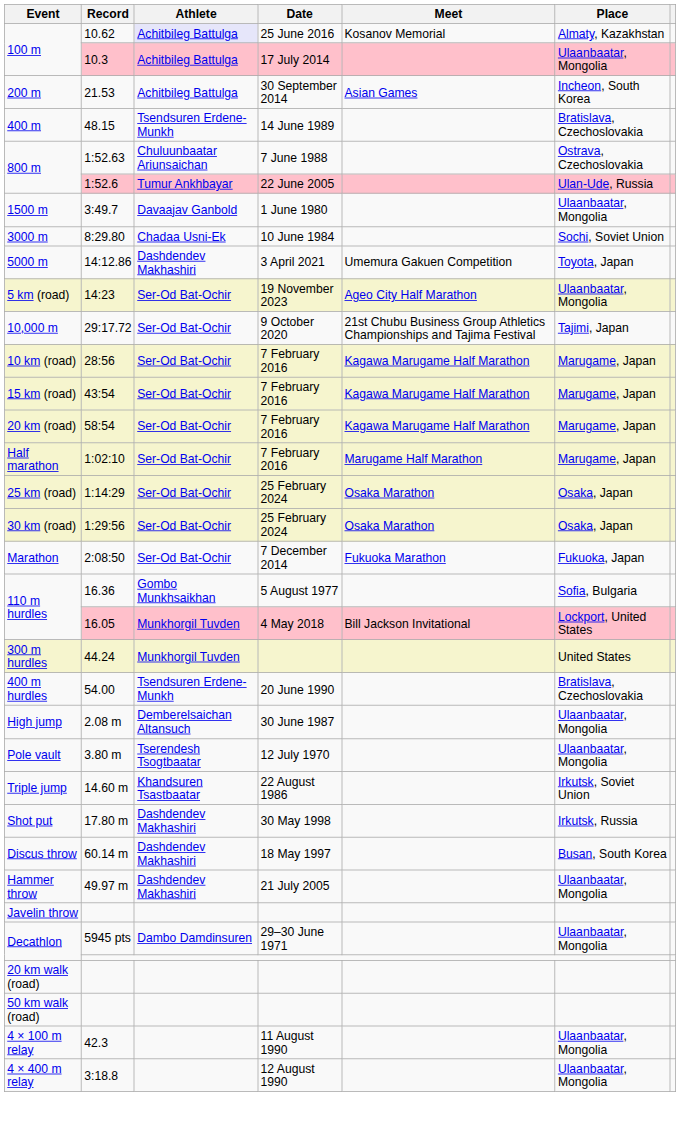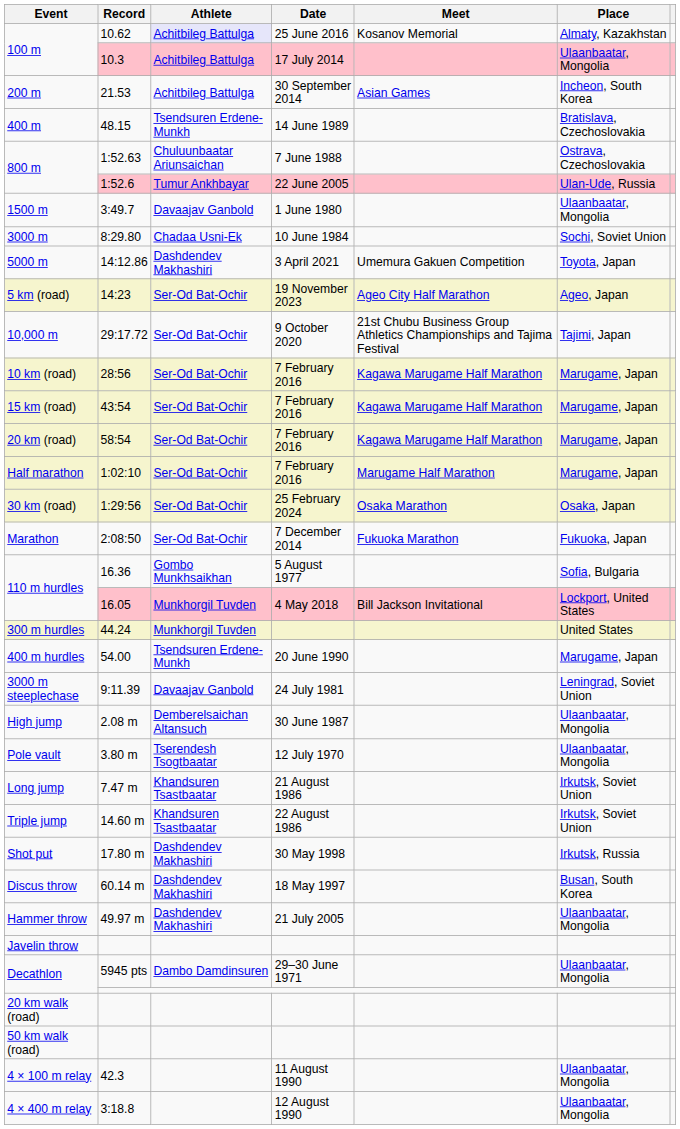(592, 295) Ulaanbaatar, Mongolia -> (594, 295) Ageo, Japan
- row: (42, 492)
(600, 689) Bratislava, Czechoslovakia -> (609, 656) Marugame, Japan
+ row: (43, 689)
+ row: (36, 788)
